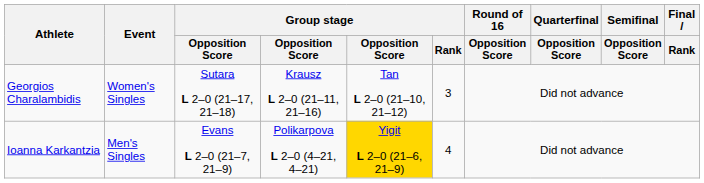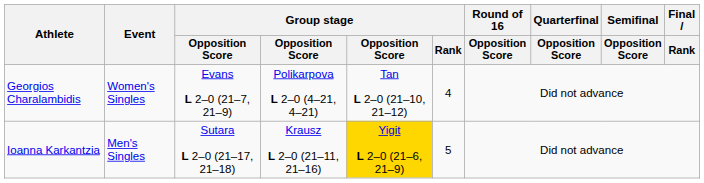(217, 93) Sutara L 2–0 (21–17, 21–18) -> (217, 93) Evans L 2–0 (21–7, 21–9)
(303, 93) Krausz L 2–0 (21–11, 21–16) -> (303, 93) Polikarpova L 2–0 (4–21, 4–21)
(448, 93) 3 -> (448, 93) 4
(217, 150) Evans L 2–0 (21–7, 21–9) -> (217, 150) Sutara L 2–0 (21–17, 21–18)
(303, 150) Polikarpova L 2–0 (4–21, 4–21) -> (303, 150) Krausz L 2–0 (21–11, 21–16)
(448, 150) 4 -> (448, 150) 5
